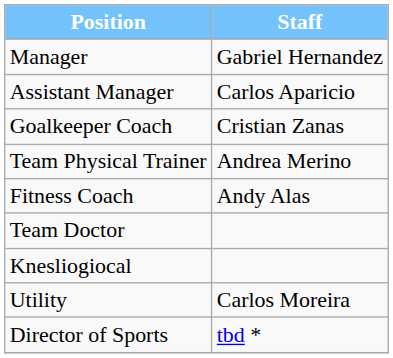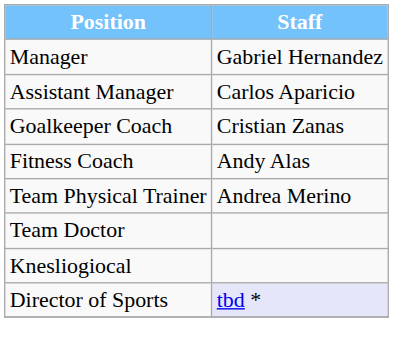rows swapped: (108, 160) <-> (72, 195)
- row: (38, 299)
(239, 334) no background -> (239, 299) lavender background
